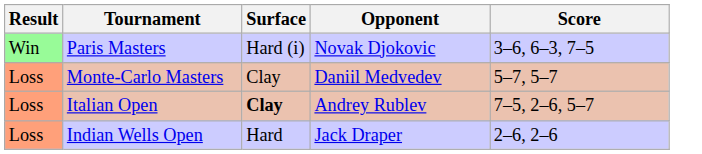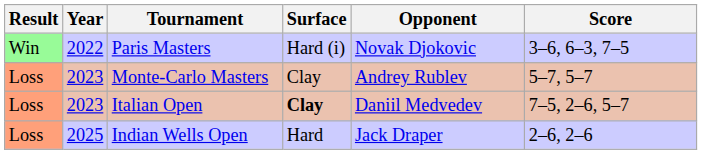+ column: (85, 18)
(378, 76) Daniil Medvedev -> (411, 76) Andrey Rublev
(370, 105) Andrey Rublev -> (419, 105) Daniil Medvedev
